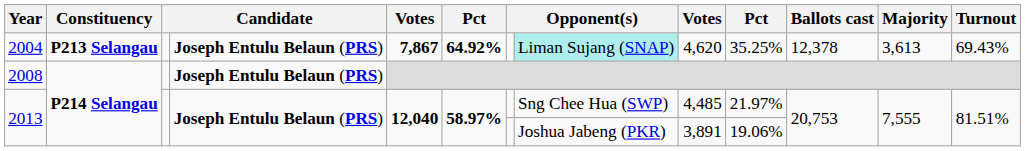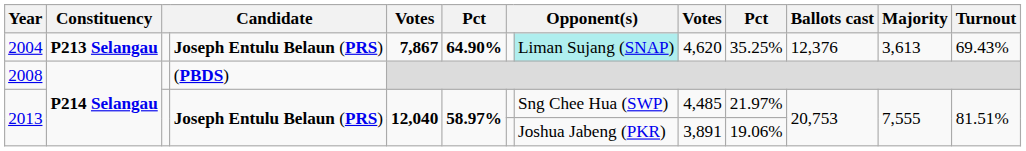(474, 46) 64.92% -> (474, 46) 64.90%
(814, 46) 12,378 -> (814, 46) 12,376
(278, 75) Joseph Entulu Belaun (PRS) -> (201, 75) (PBDS)
